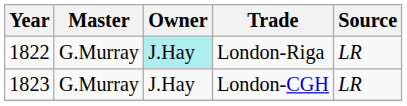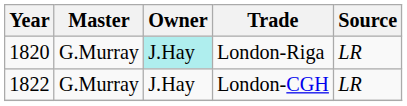(29, 52) 1822 -> (29, 52) 1820
(29, 84) 1823 -> (29, 84) 1822
